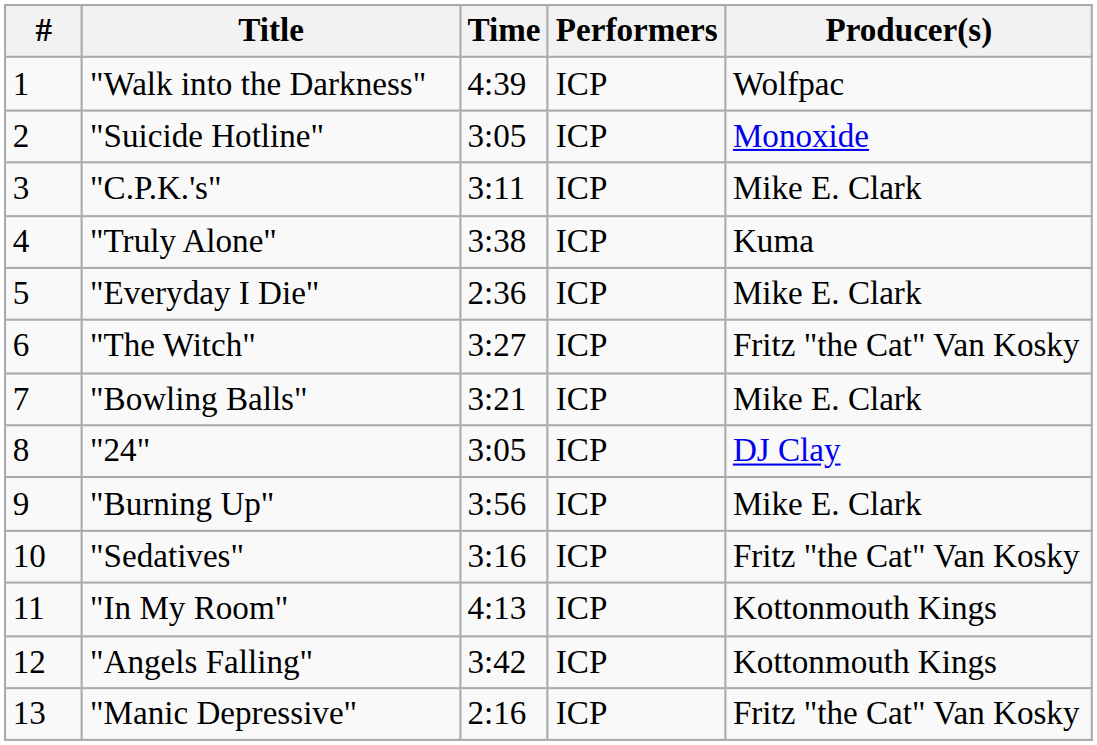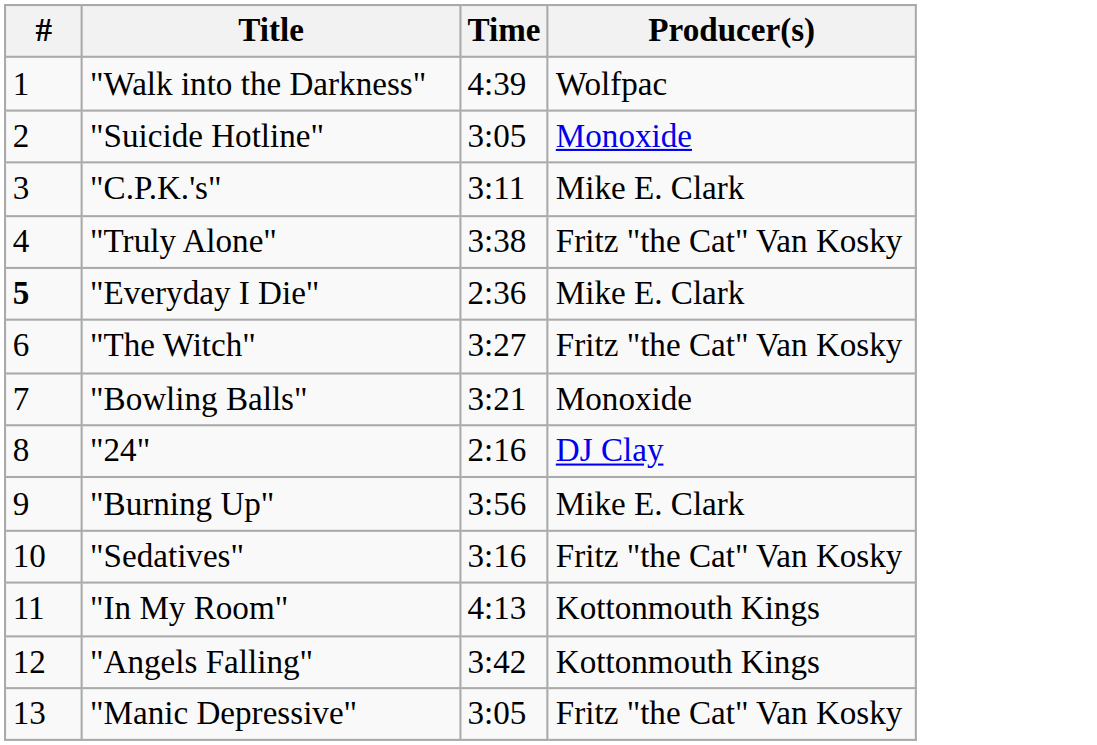- column: (637, 30)
(773, 240) Kuma -> (729, 240) Fritz "the Cat" Van Kosky
(21, 293) normal -> (21, 293) bold
(827, 398) Mike E. Clark -> (624, 398) Monoxide
(497, 450) 3:05 -> (497, 450) 2:16
(497, 713) 2:16 -> (497, 713) 3:05
